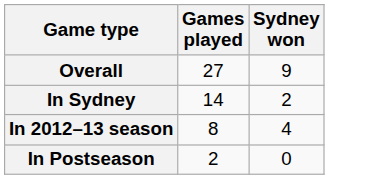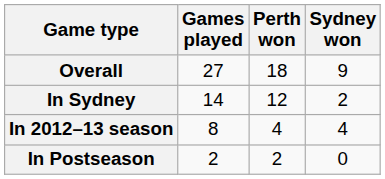+ column: (277, 29)
